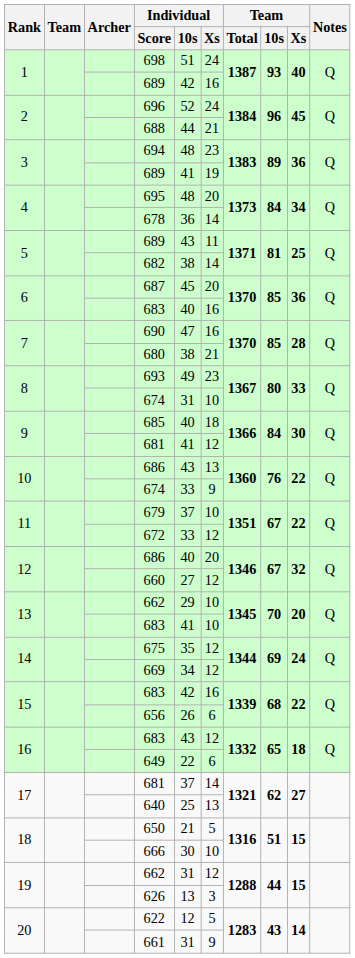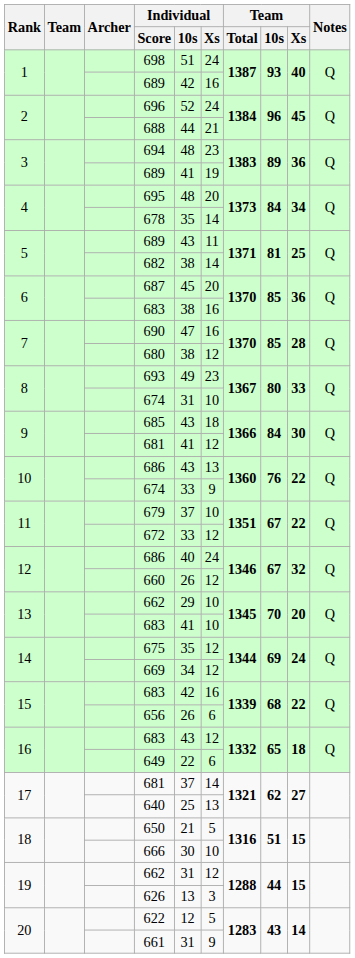(188, 219) 36 -> (188, 219) 35
(188, 309) 40 -> (188, 309) 38
(212, 354) 21 -> (212, 354) 12
(188, 422) 40 -> (188, 422) 43
(212, 557) 20 -> (212, 557) 24
(188, 580) 27 -> (188, 580) 26
